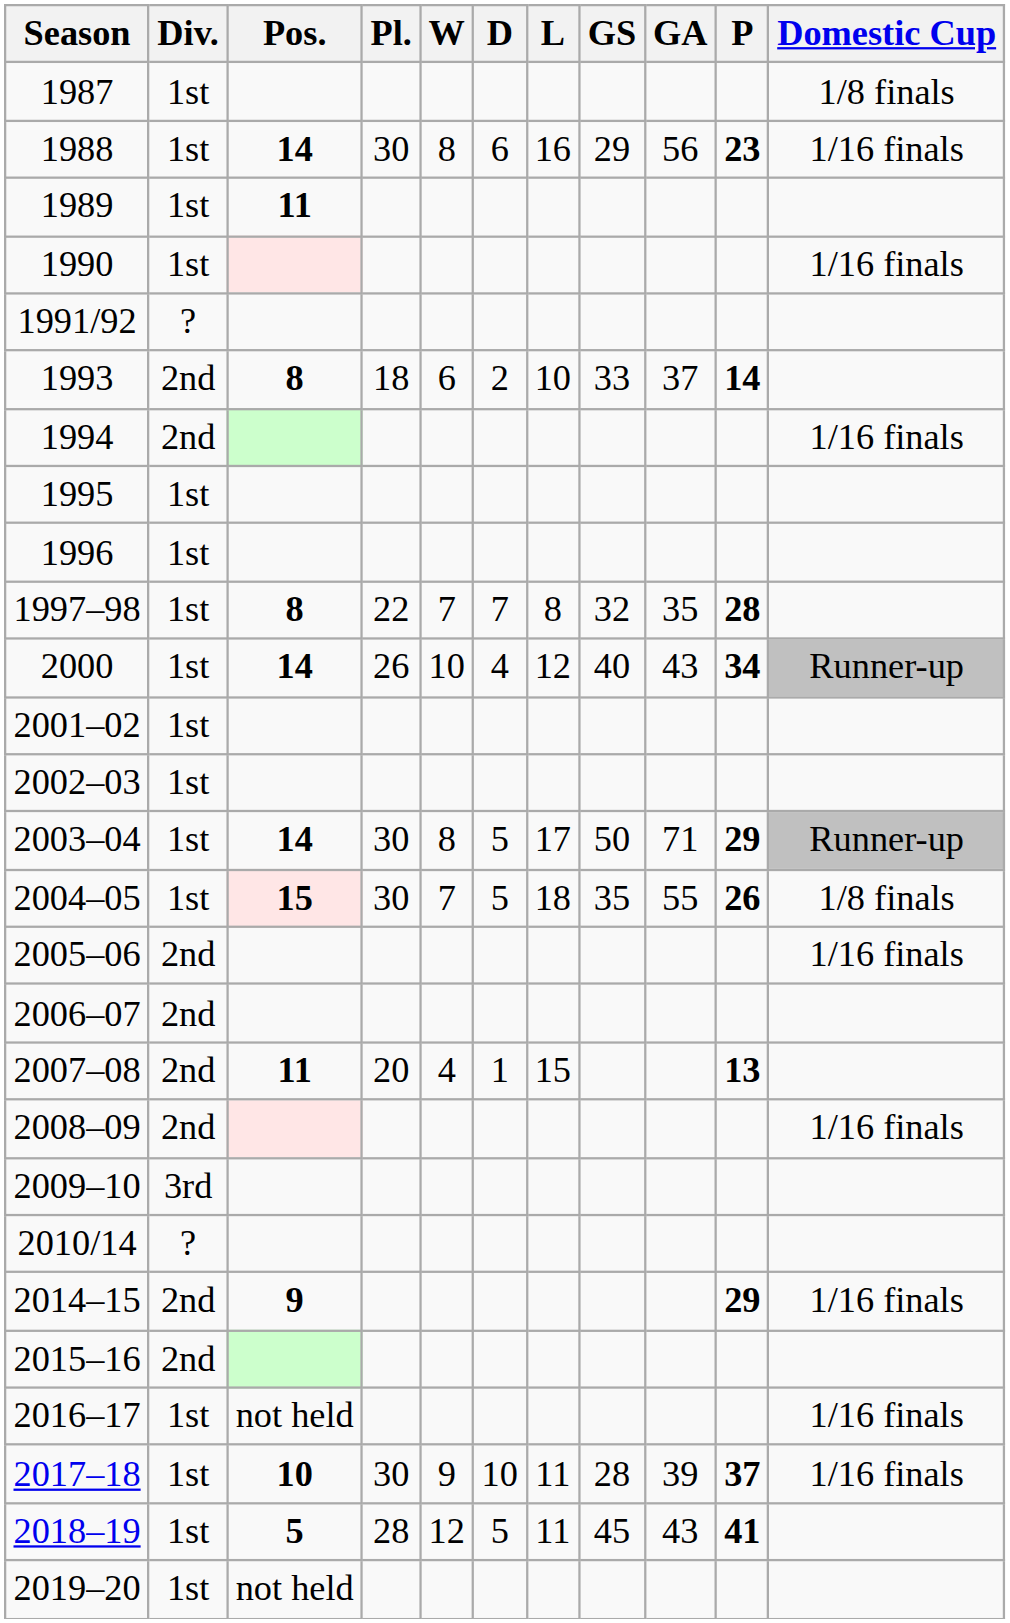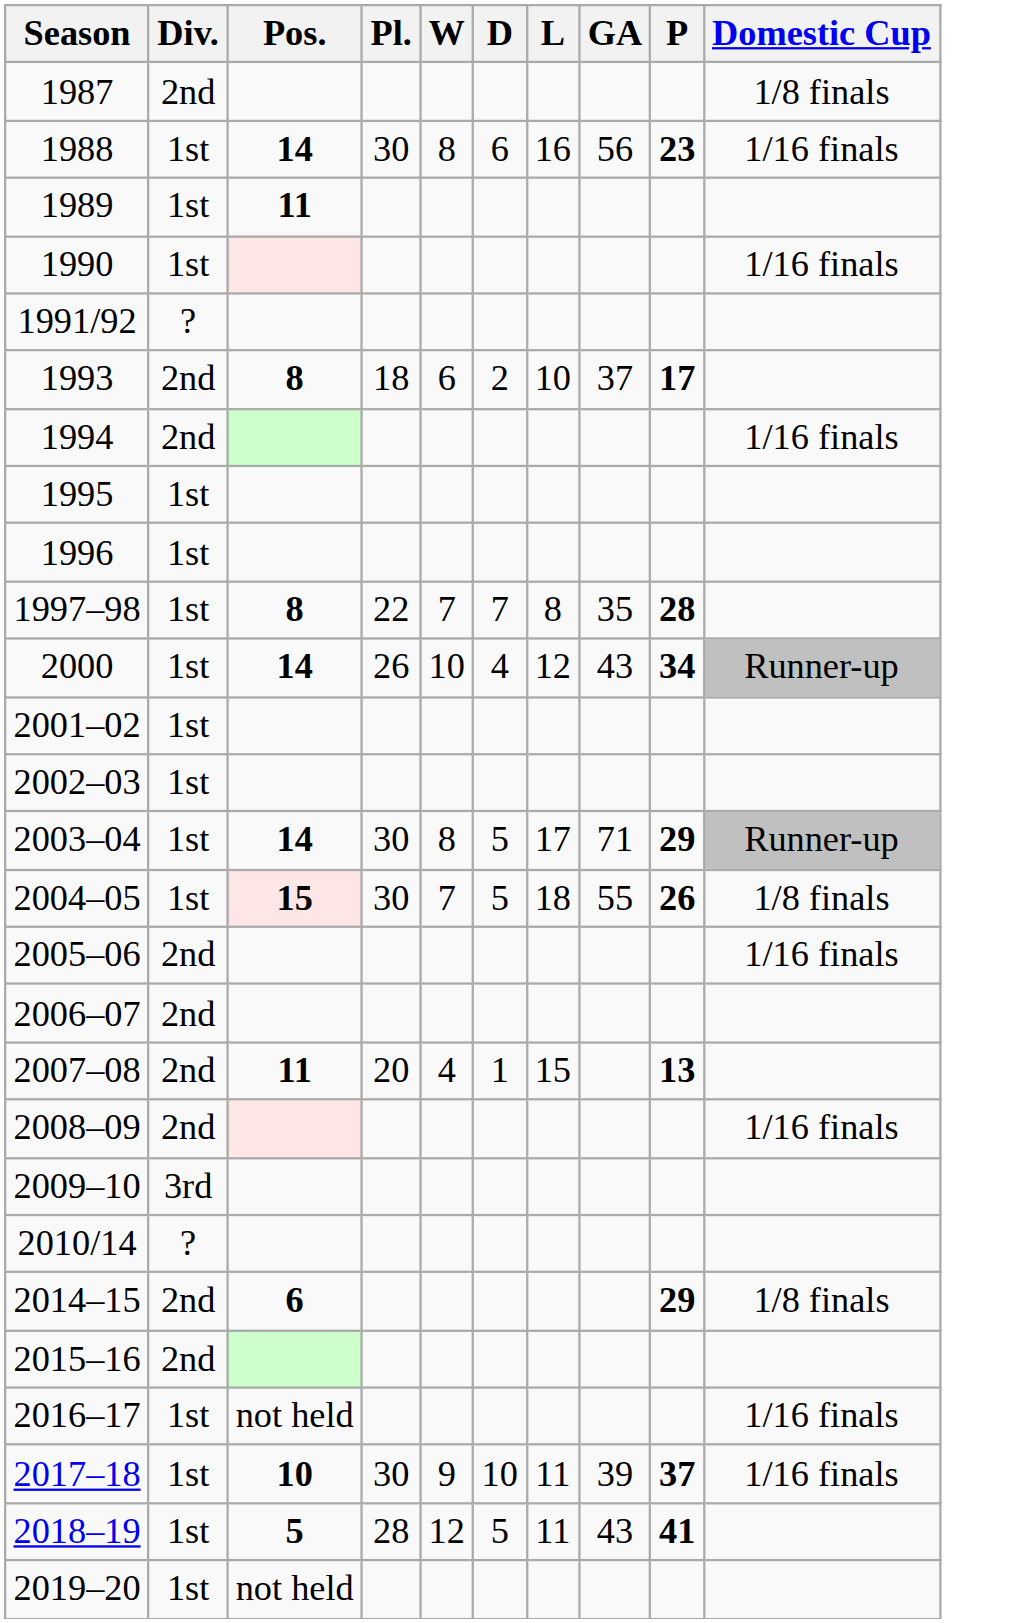- column: (612, 33)
(188, 90) 1st -> (188, 90) 2nd
(742, 378) 14 -> (677, 378) 17
(295, 1300) 9 -> (295, 1300) 6
(887, 1300) 1/16 finals -> (821, 1300) 1/8 finals
